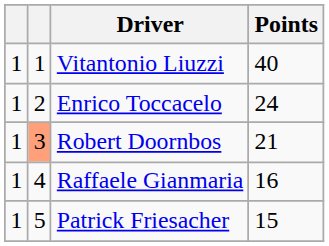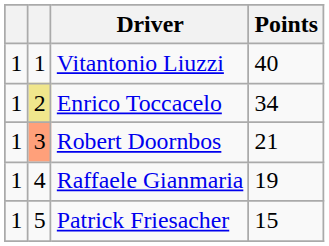(40, 102) no background -> (40, 102) khaki background
(266, 102) 24 -> (266, 102) 34
(266, 180) 16 -> (266, 180) 19
